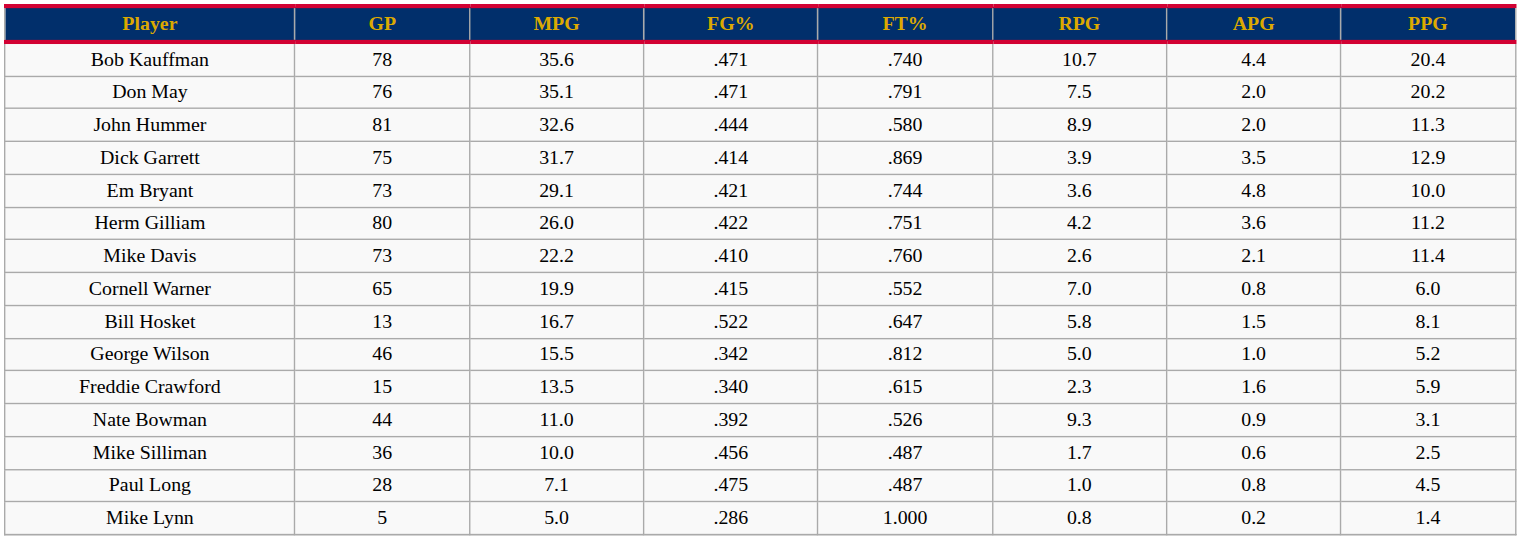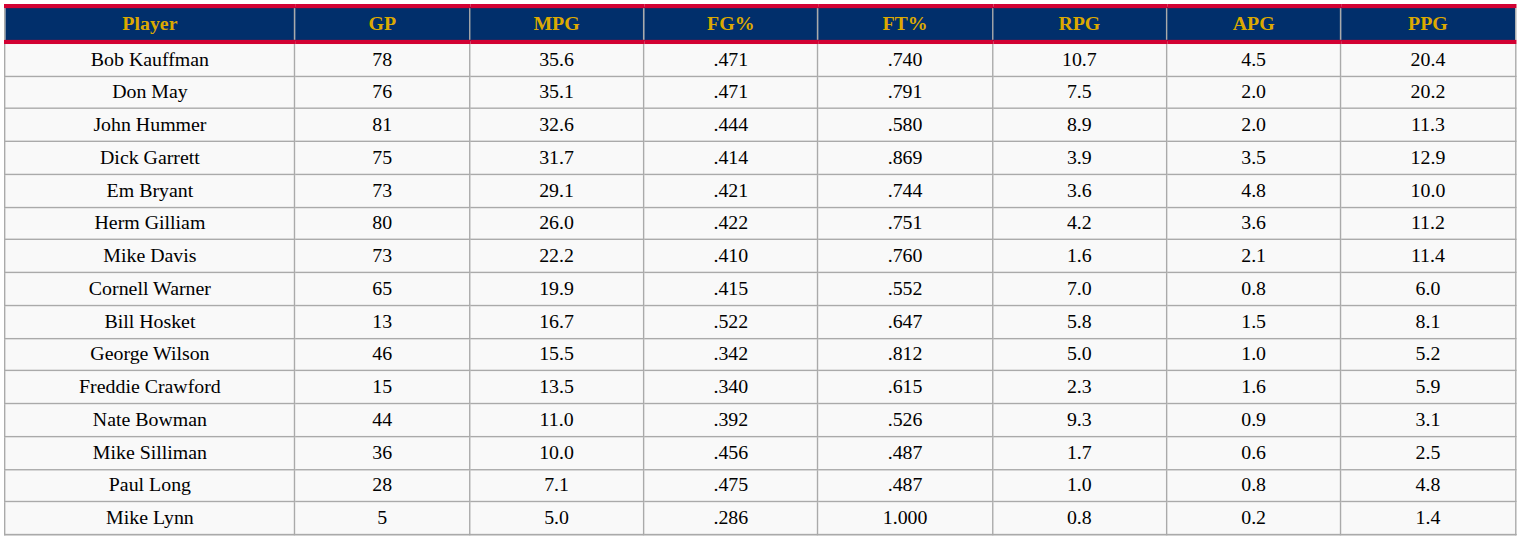(1254, 59) 4.4 -> (1254, 59) 4.5
(1079, 256) 2.6 -> (1079, 256) 1.6
(1428, 485) 4.5 -> (1428, 485) 4.8
